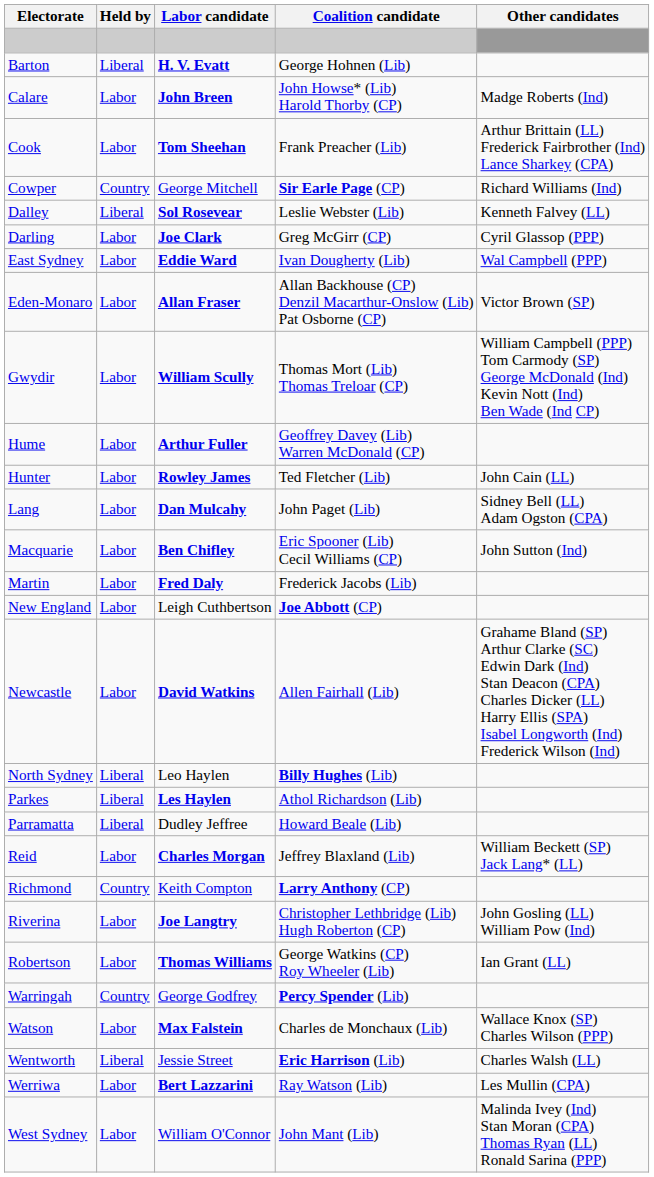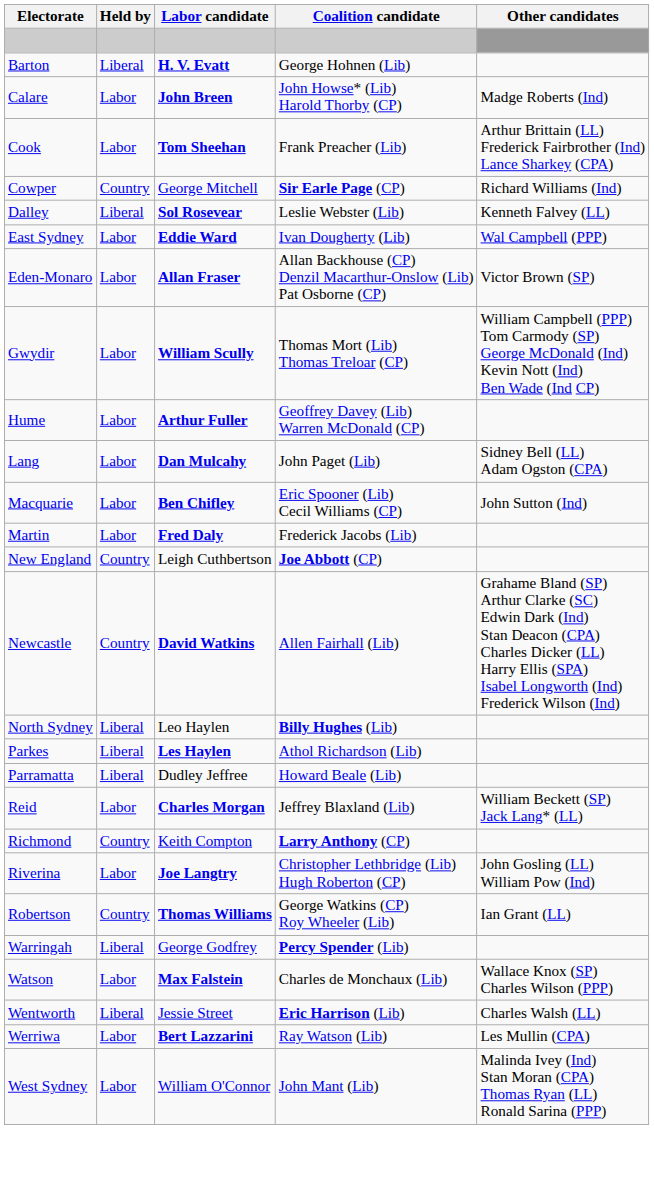- row: (31, 236)
- row: (29, 476)
(118, 607) Labor -> (125, 559) Country
(118, 691) Labor -> (125, 643) Country
(118, 962) Labor -> (125, 914) Country
(125, 995) Country -> (122, 947) Liberal
